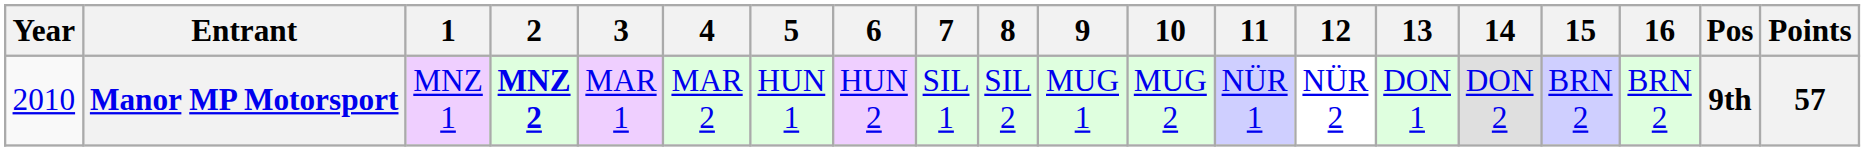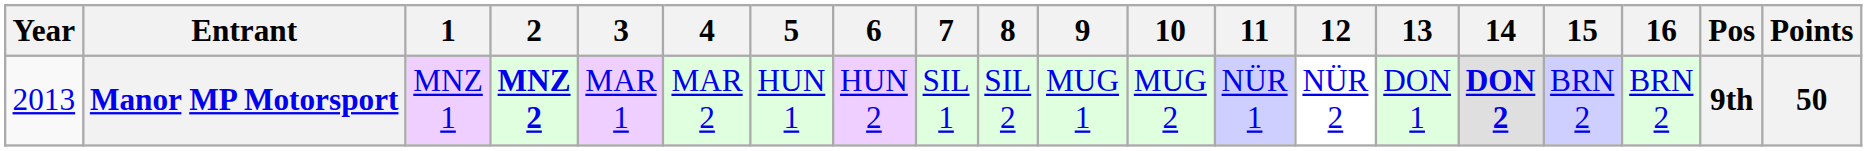(44, 99) 2010 -> (44, 99) 2013
(1500, 99) normal -> (1501, 99) bold
(1810, 99) 57 -> (1812, 99) 50
